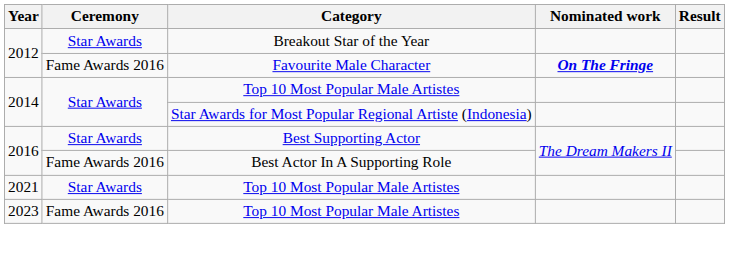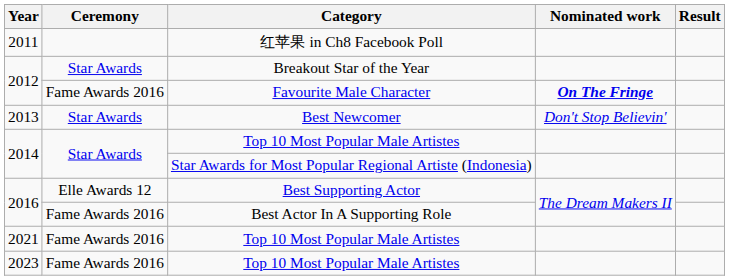+ row: (23, 42)
+ row: (23, 116)
(105, 138) Star Awards -> (105, 190) Elle Awards 12
(105, 187) Star Awards -> (105, 238) Fame Awards 2016
